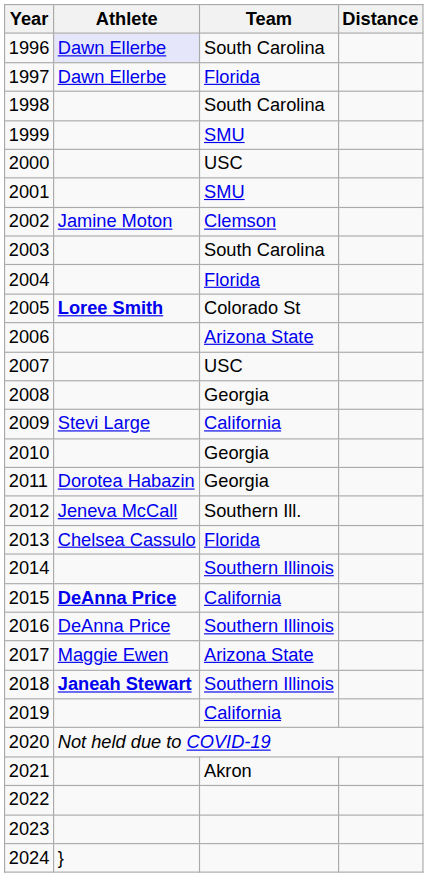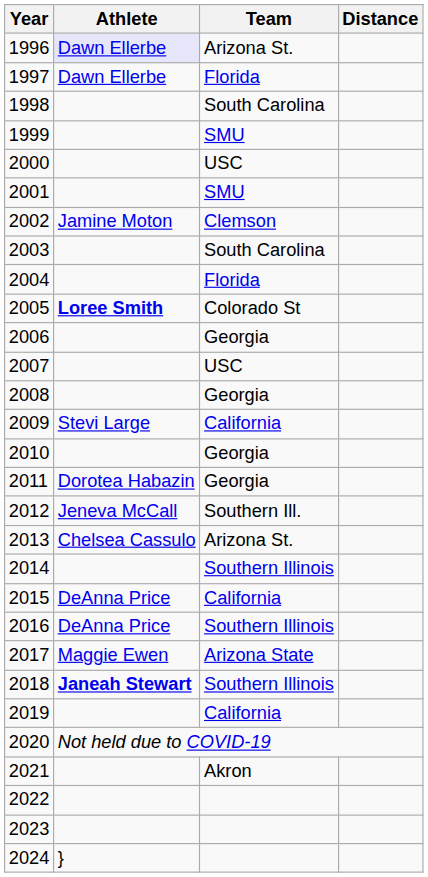(264, 47) South Carolina -> (249, 47) Arizona St.
(259, 337) Arizona State -> (236, 337) Georgia
(232, 539) Florida -> (249, 539) Arizona St.
(117, 597) bold -> (114, 597) normal
